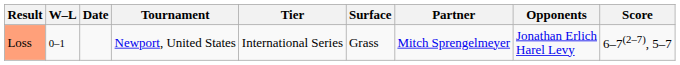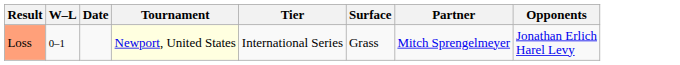- column: (637, 14)
(175, 42) no background -> (175, 42) lightyellow background
